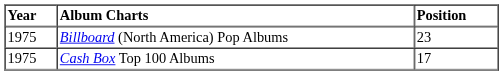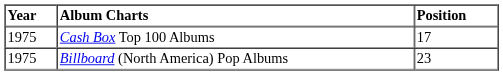rows swapped: (174, 37) <-> (137, 58)
